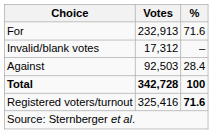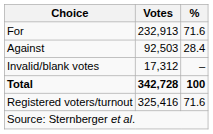rows swapped: (26, 66) <-> (53, 48)
(194, 102) bold -> (194, 102) normal
